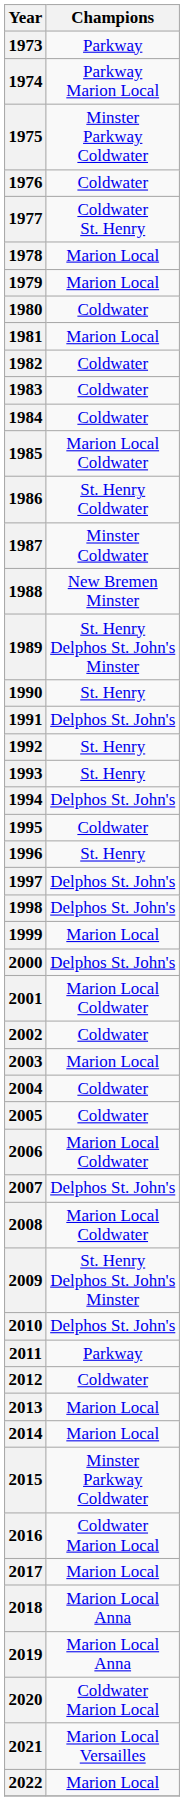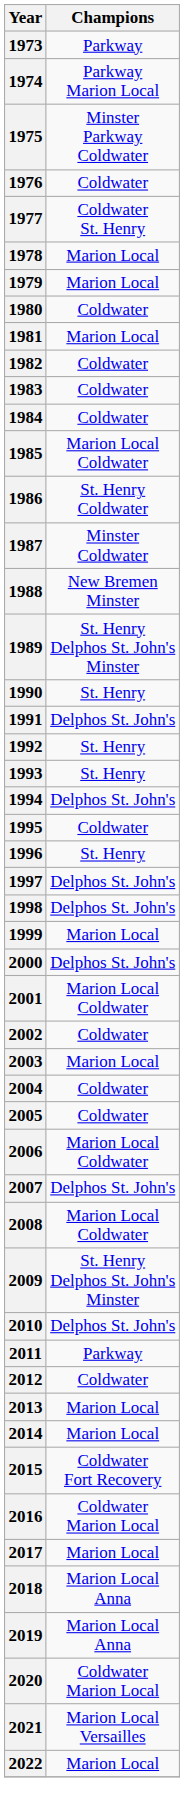(113, 1479) Minster Parkway Coldwater -> (113, 1470) Coldwater Fort Recovery
